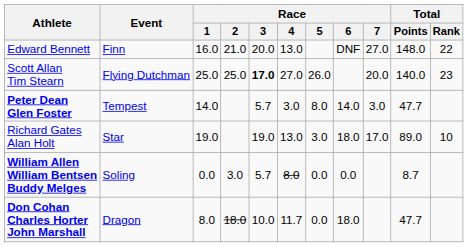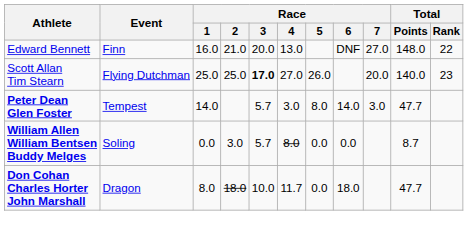- row: (44, 138)
